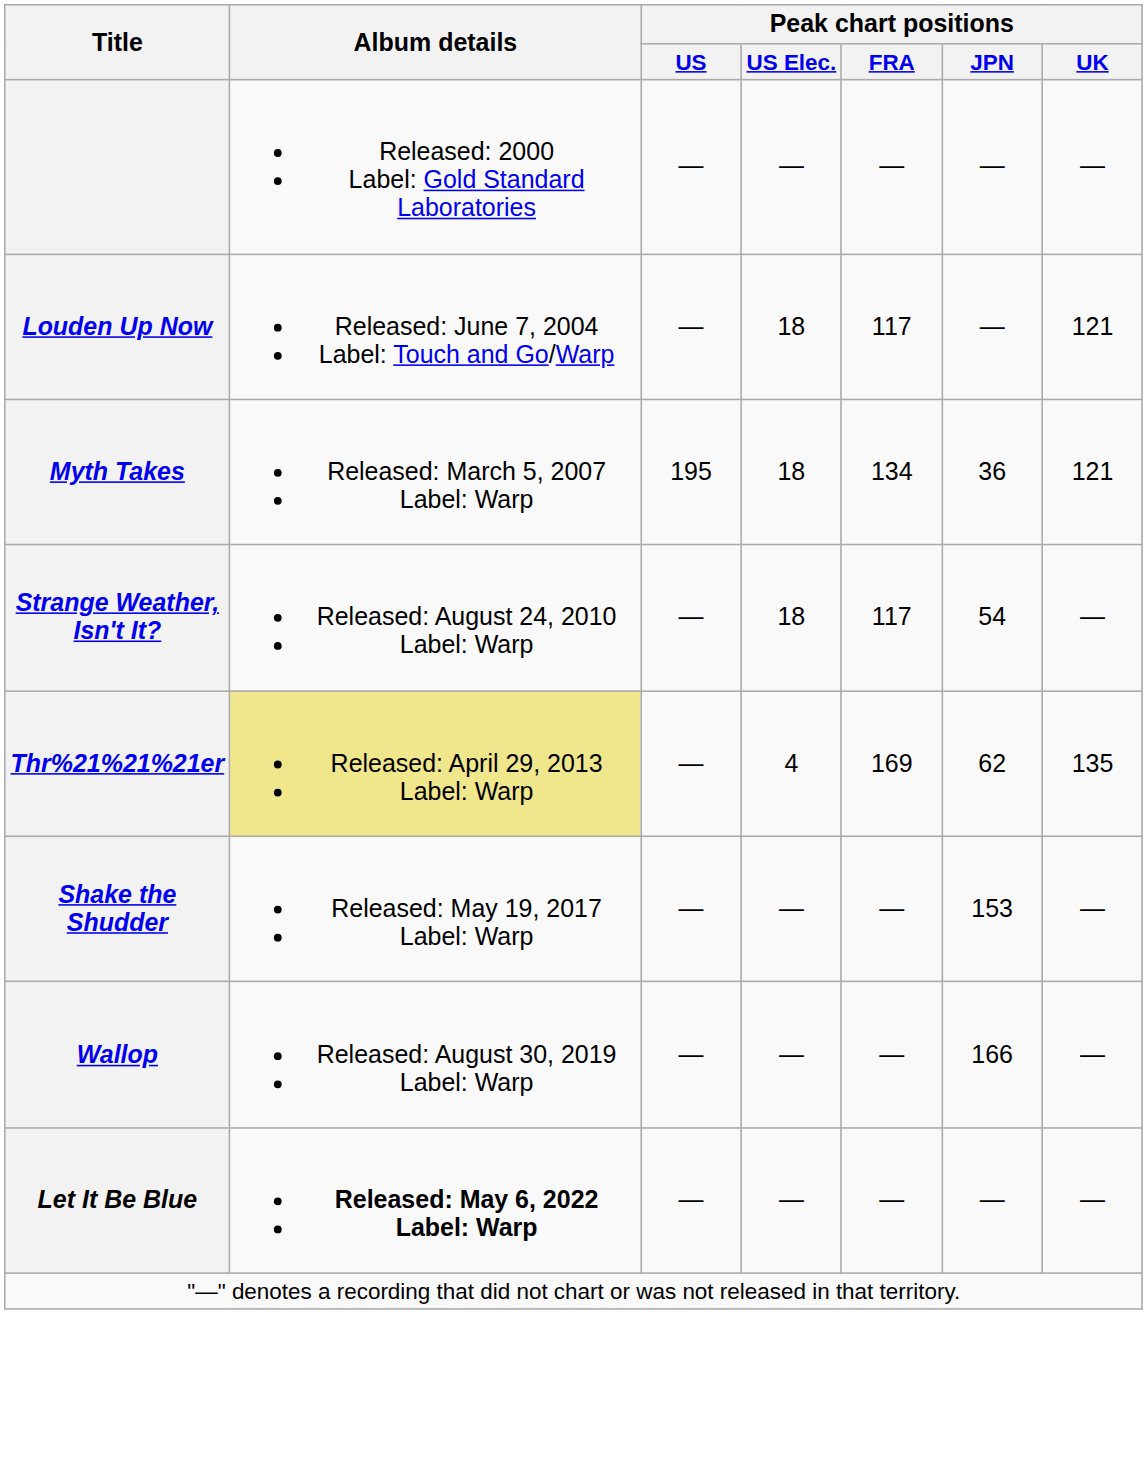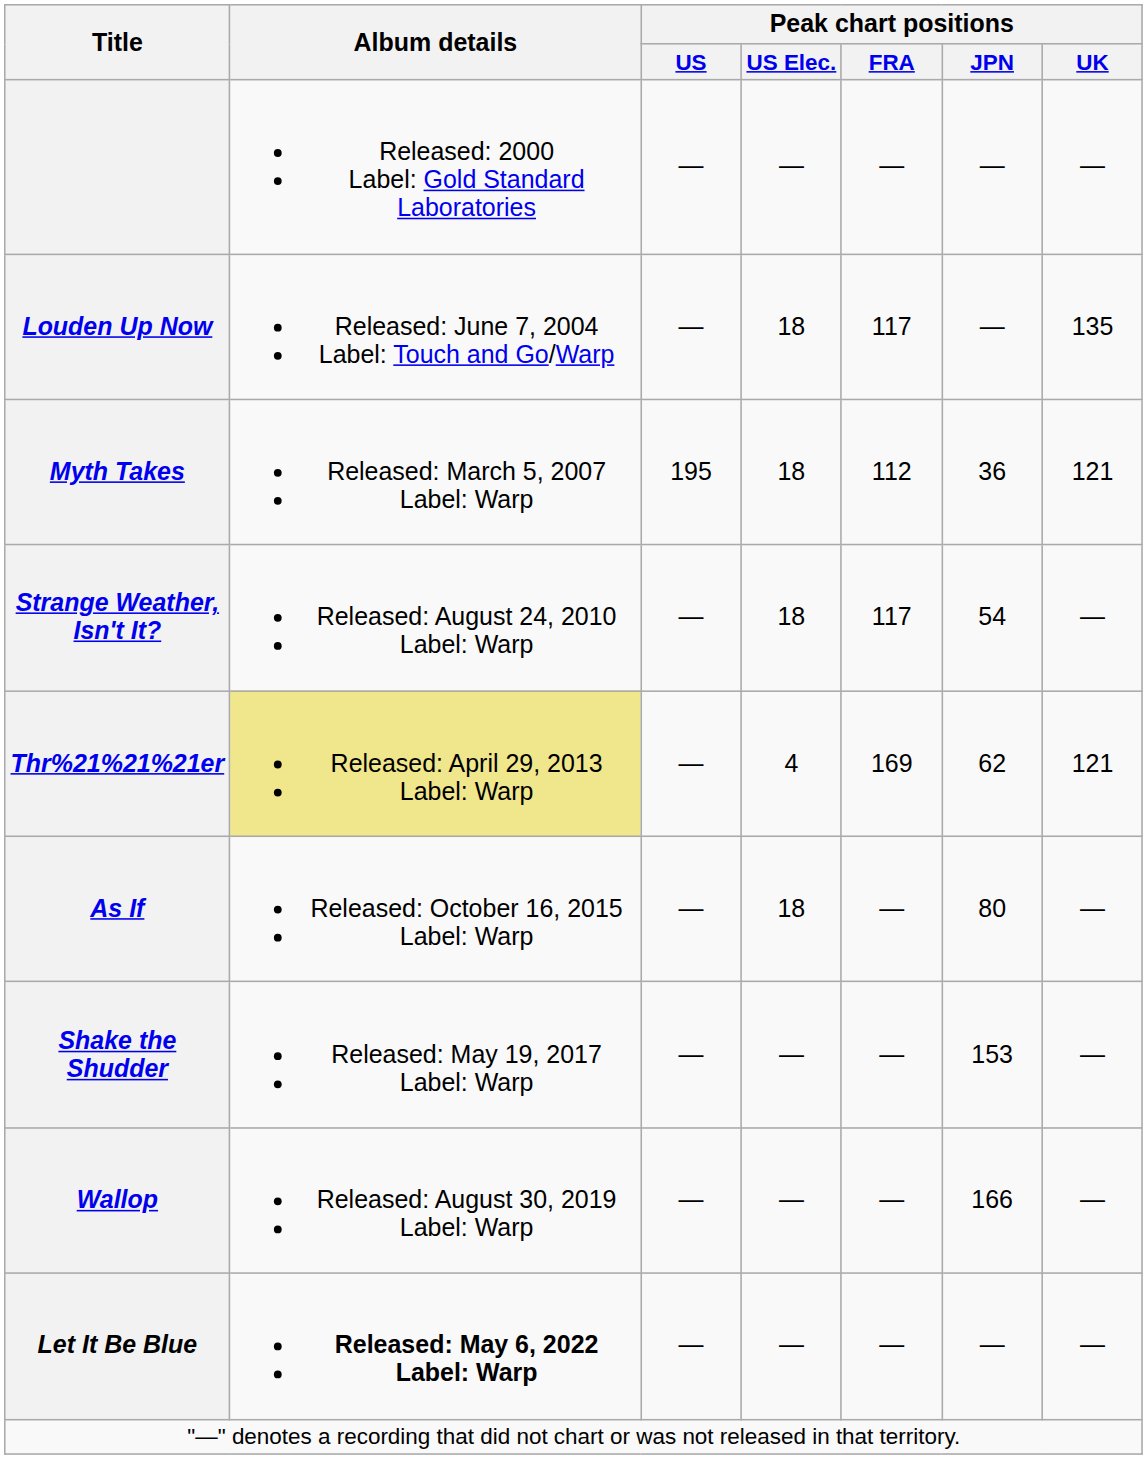(1093, 326) 121 -> (1093, 326) 135
(892, 471) 134 -> (892, 471) 112
(1093, 763) 135 -> (1093, 763) 121
+ row: (117, 908)
